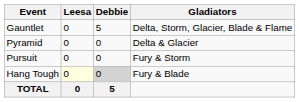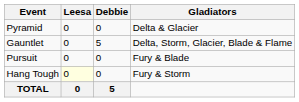rows swapped: (24, 43) <-> (25, 27)
(161, 58) Fury & Storm -> (161, 58) Fury & Blade
(98, 74) lightgrey background -> (98, 74) no background
(161, 74) Fury & Blade -> (161, 74) Fury & Storm
